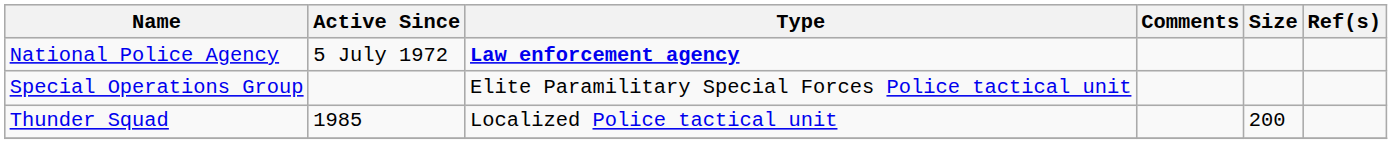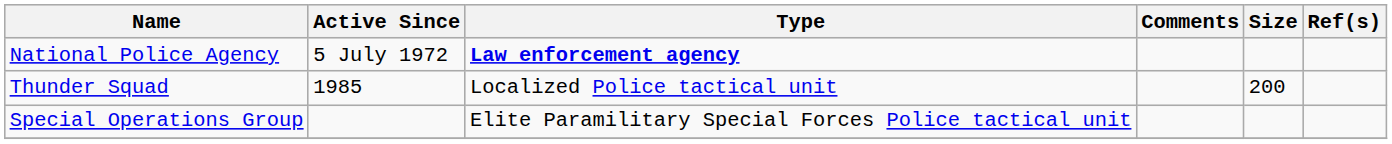rows swapped: (89, 121) <-> (157, 88)
